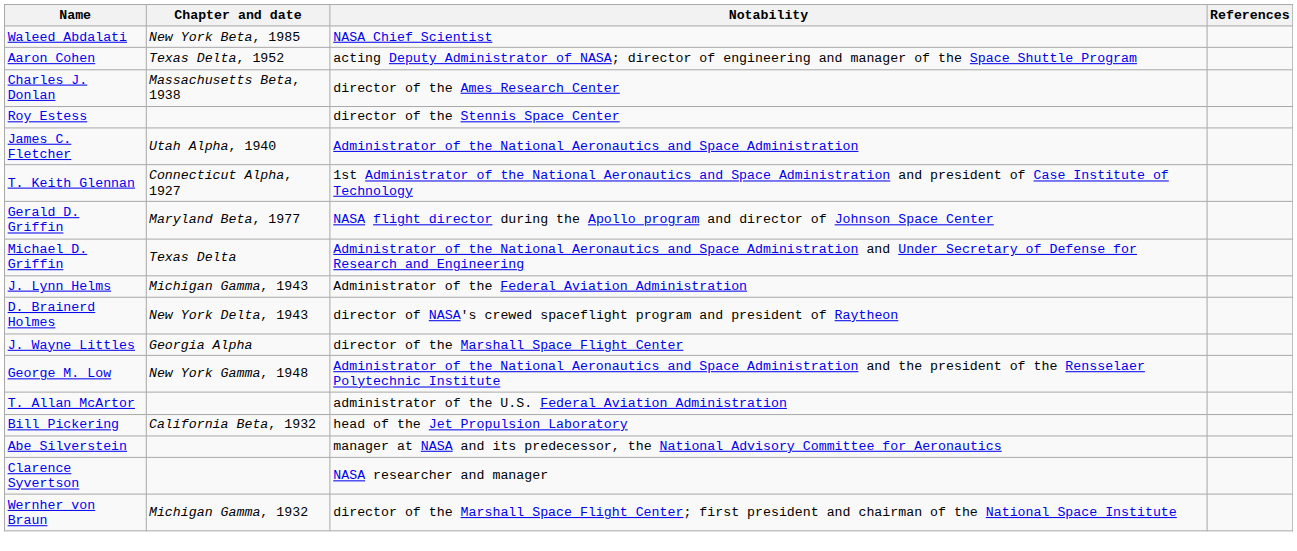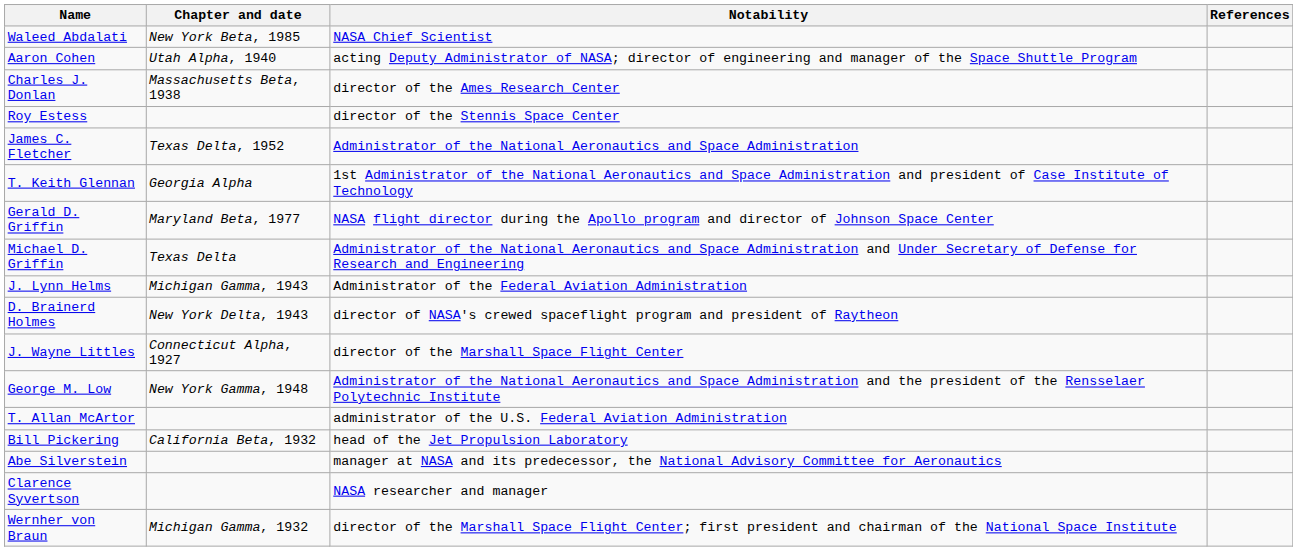(217, 59) Texas Delta, 1952 -> (213, 59) Utah Alpha, 1940
(213, 146) Utah Alpha, 1940 -> (217, 146) Texas Delta, 1952
(221, 183) Connecticut Alpha, 1927 -> (201, 183) Georgia Alpha
(201, 345) Georgia Alpha -> (221, 352) Connecticut Alpha, 1927
